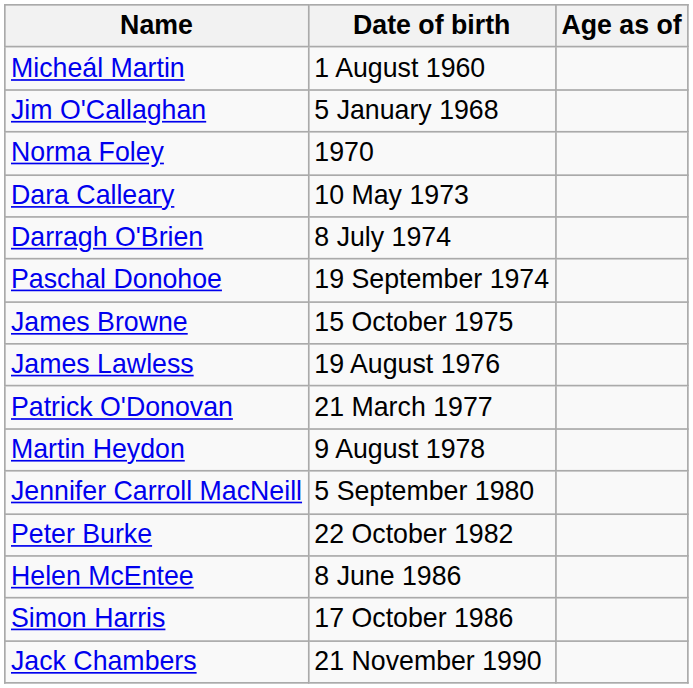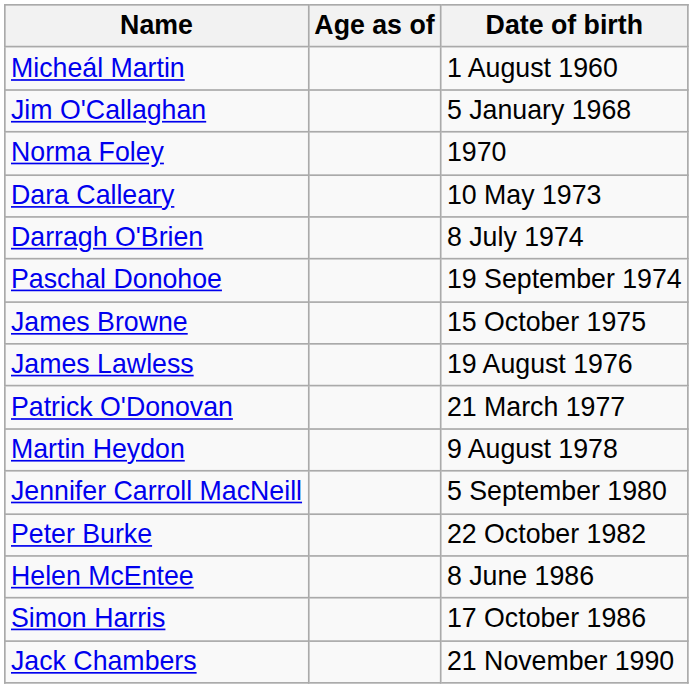columns swapped: (432, 25) <-> (622, 25)
